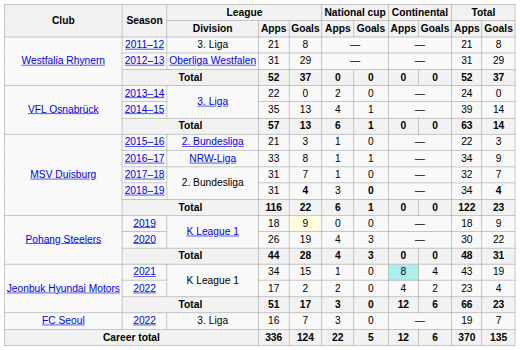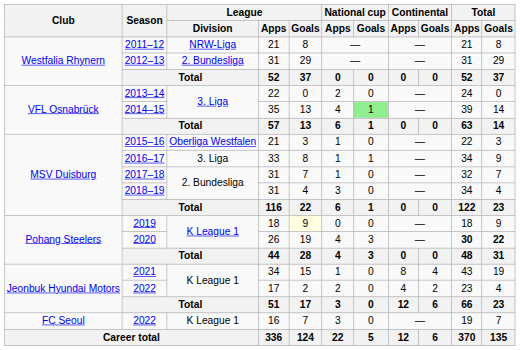(213, 45) 3. Liga -> (213, 45) NRW-Liga
(213, 61) Oberliga Westfalen -> (213, 61) 2. Bundesliga
(371, 110) no background -> (371, 110) lightgreen background
(213, 142) 2. Bundesliga -> (213, 142) Oberliga Westfalen
(213, 158) NRW-Liga -> (213, 158) 3. Liga
(305, 191) bold -> (305, 191) normal
(371, 191) bold -> (371, 191) normal
(499, 191) bold -> (499, 191) normal
(467, 239) normal -> (467, 239) bold
(499, 239) normal -> (499, 239) bold
(403, 272) paleturquoise background -> (403, 272) no background
(213, 321) 3. Liga -> (213, 321) K League 1
